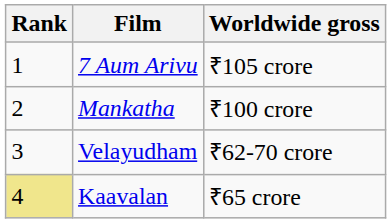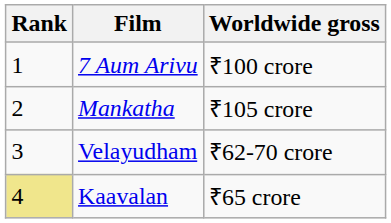(261, 65) ₹105 crore -> (261, 65) ₹100 crore
(261, 109) ₹100 crore -> (261, 109) ₹105 crore
